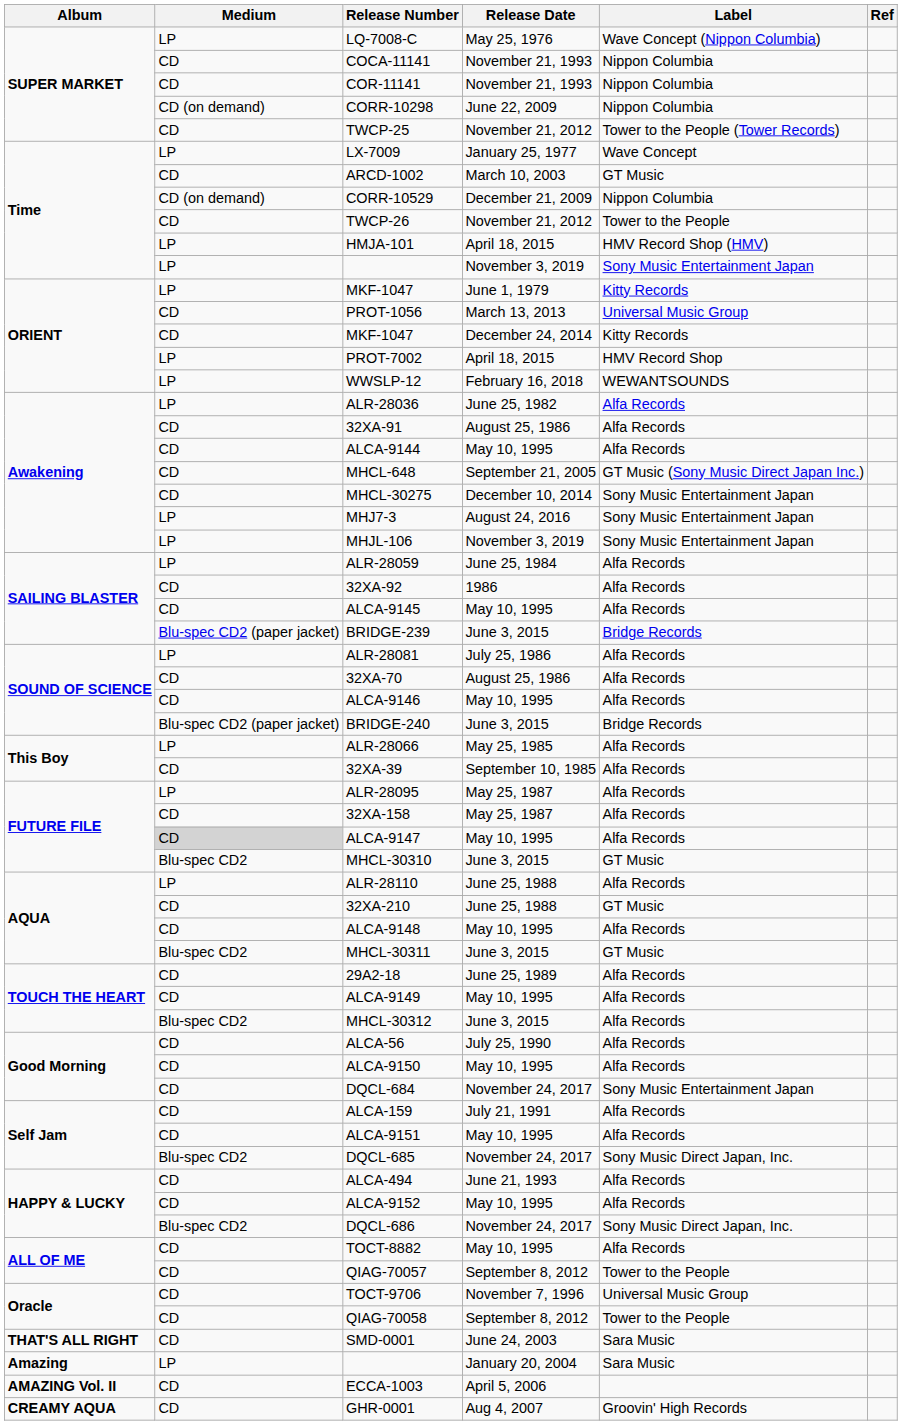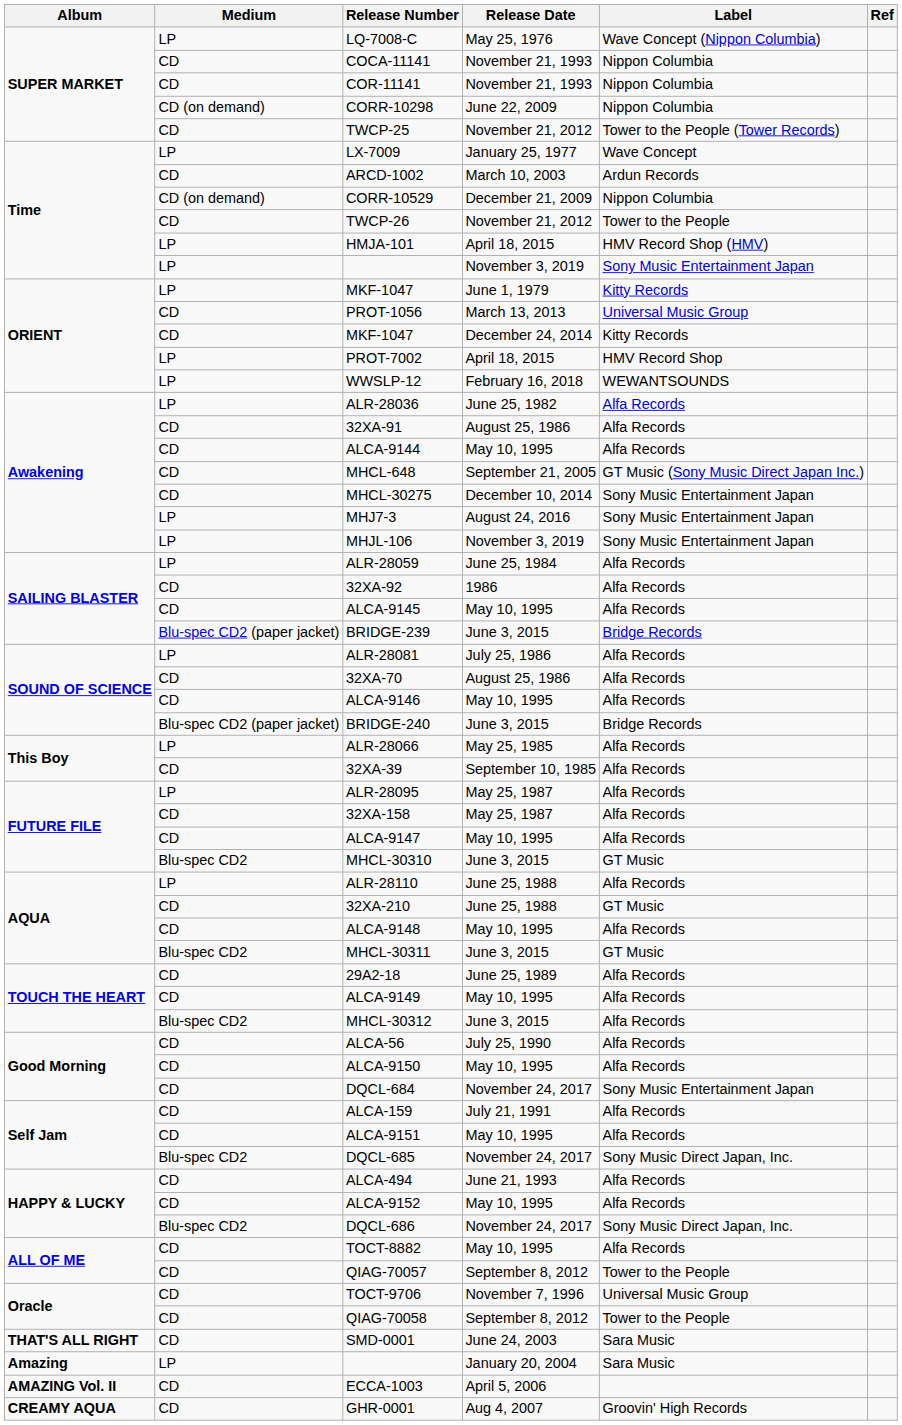(633, 175) GT Music -> (651, 175) Ardun Records
(169, 838) lightgrey background -> (169, 838) no background
